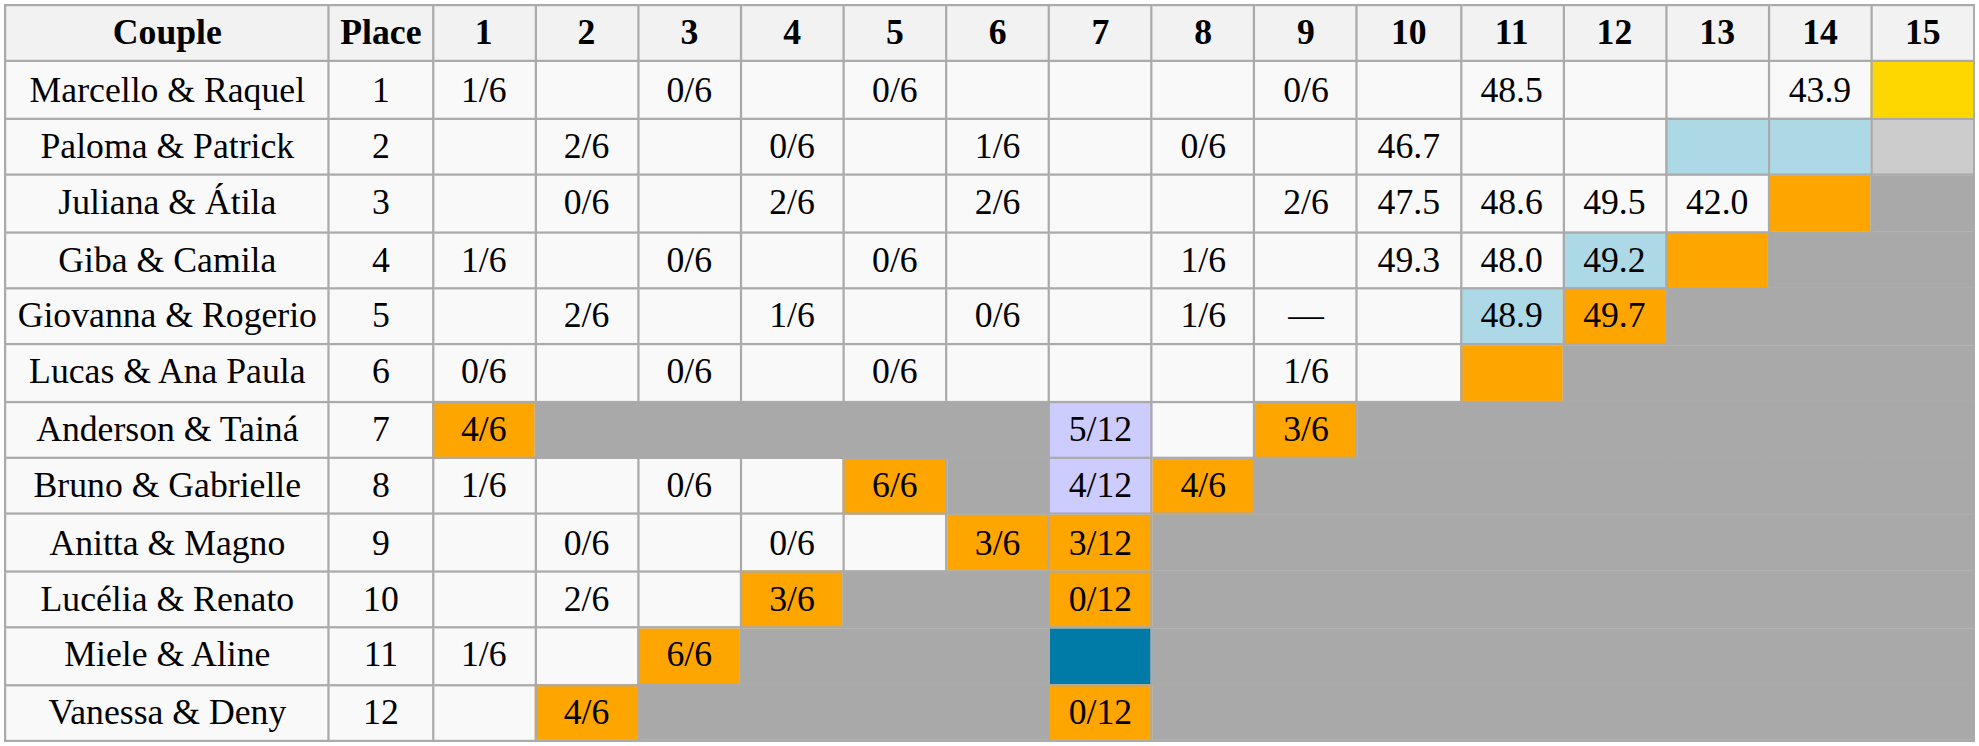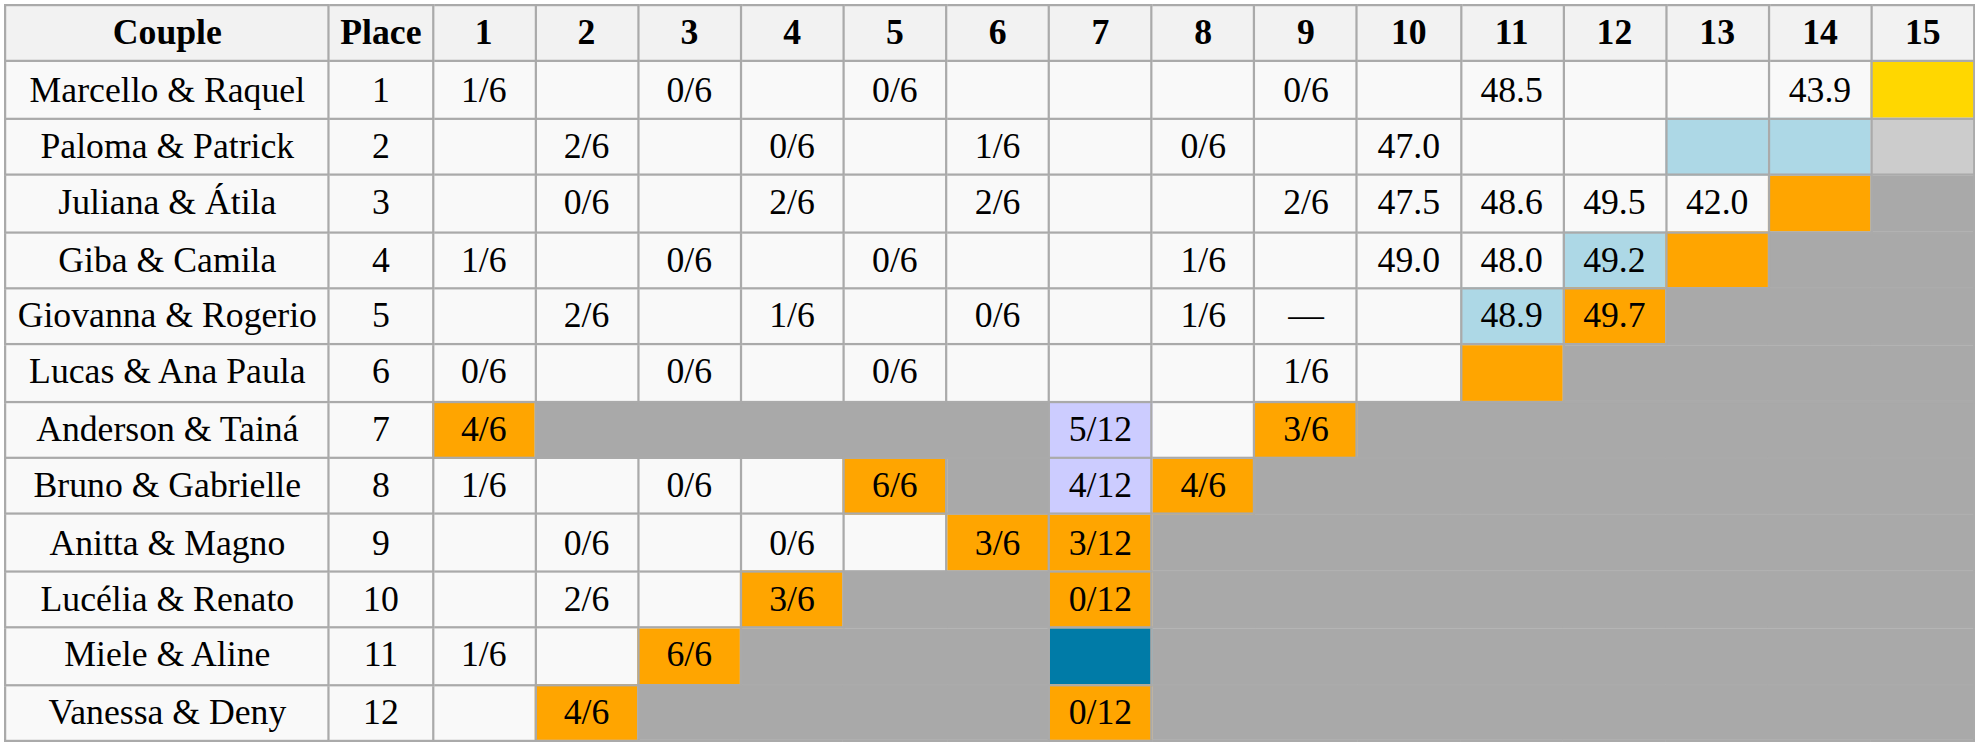(1409, 145) 46.7 -> (1409, 145) 47.0
(1409, 259) 49.3 -> (1409, 259) 49.0
